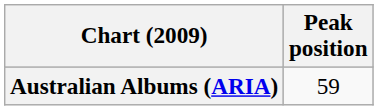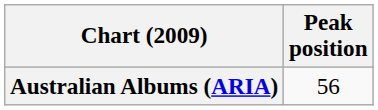(328, 85) 59 -> (328, 85) 56
